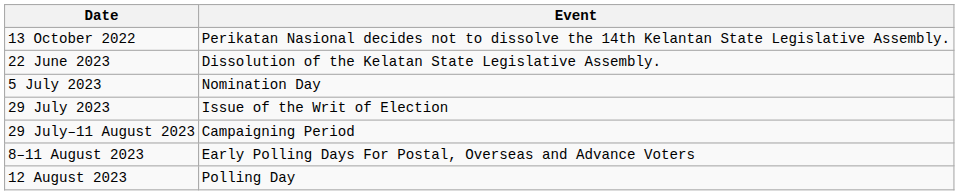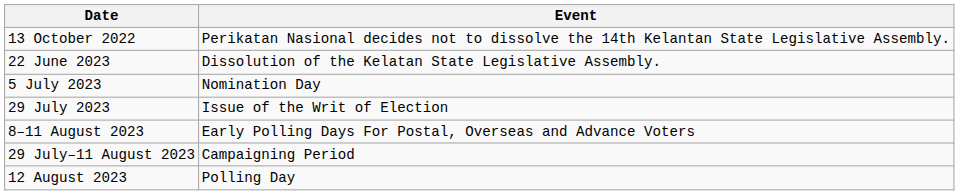rows swapped: (101, 132) <-> (76, 155)
